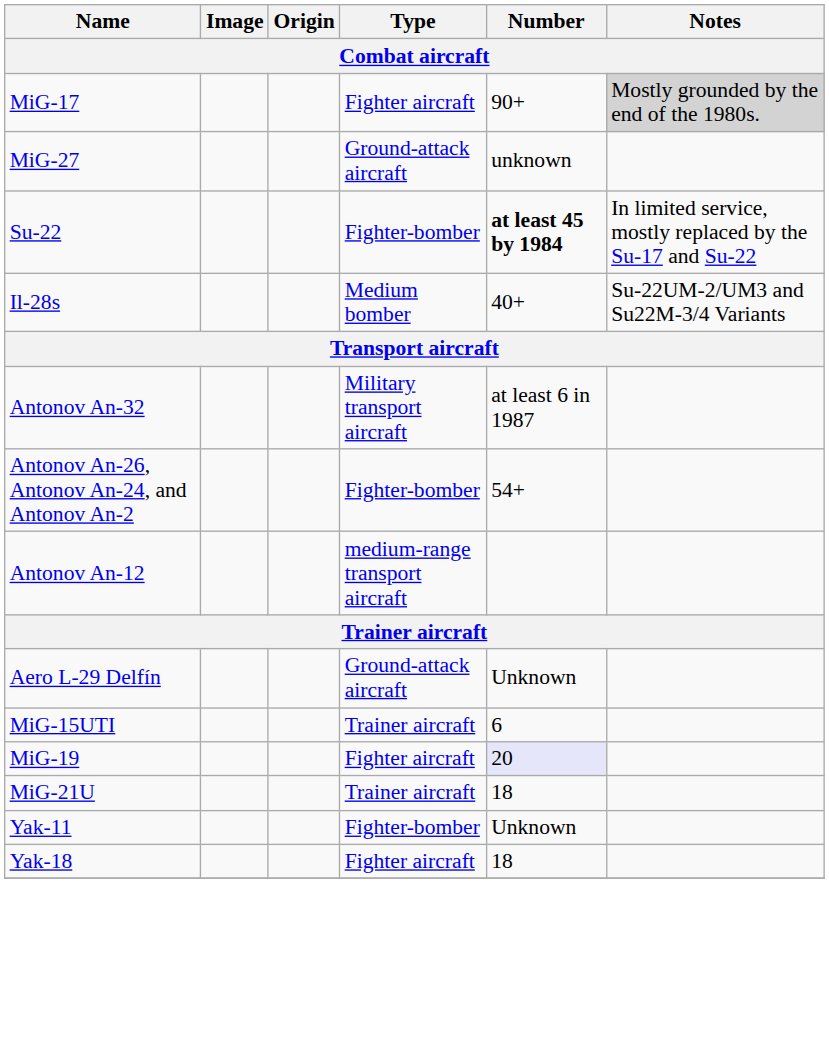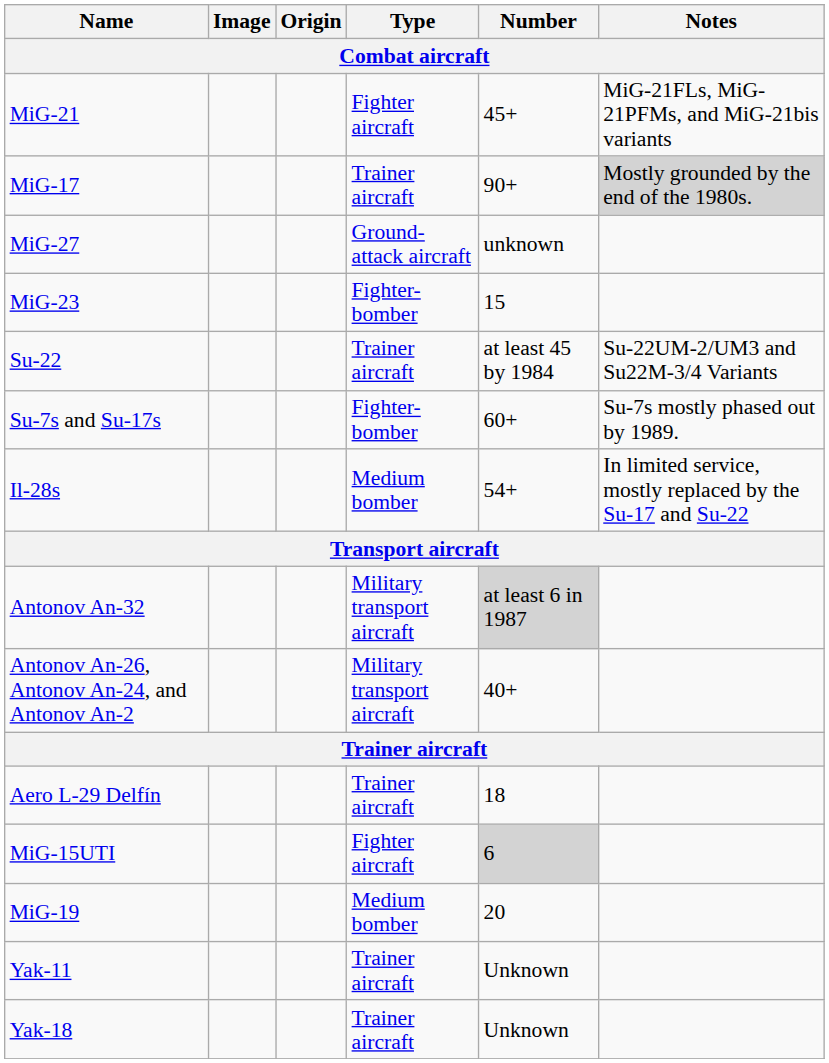+ row: (44, 114)
(410, 102) Fighter aircraft -> (383, 185) Trainer aircraft
+ row: (44, 302)
(412, 231) Fighter-bomber -> (383, 360) Trainer aircraft
(537, 231) bold -> (527, 360) normal
(709, 231) In limited service, mostly replaced by the Su-17 and Su-22 -> (700, 360) Su-22UM-2/UM3 and Su22M-3/4 Variants
+ row: (85, 419)
(508, 302) 40+ -> (500, 490) 54+
(707, 302) Su-22UM-2/UM3 and Su22M-3/4 Variants -> (701, 490) In limited service, mostly replaced by the Su-17 and Su-22
(541, 407) no background -> (533, 607) lightgrey background
(412, 490) Fighter-bomber -> (390, 690) Military transport aircraft
(508, 490) 54+ -> (500, 690) 40+
- row: (77, 572)
(407, 677) Ground-attack aircraft -> (383, 795) Trainer aircraft
(534, 677) Unknown -> (494, 795) 18
(410, 724) Trainer aircraft -> (383, 853) Fighter aircraft
(497, 724) no background -> (489, 853) lightgrey background
(410, 758) Fighter aircraft -> (388, 912) Medium bomber
(502, 758) lavender background -> (494, 912) no background
- row: (52, 792)
(412, 827) Fighter-bomber -> (383, 970) Trainer aircraft
(410, 861) Fighter aircraft -> (383, 1029) Trainer aircraft
(502, 861) 18 -> (526, 1029) Unknown
